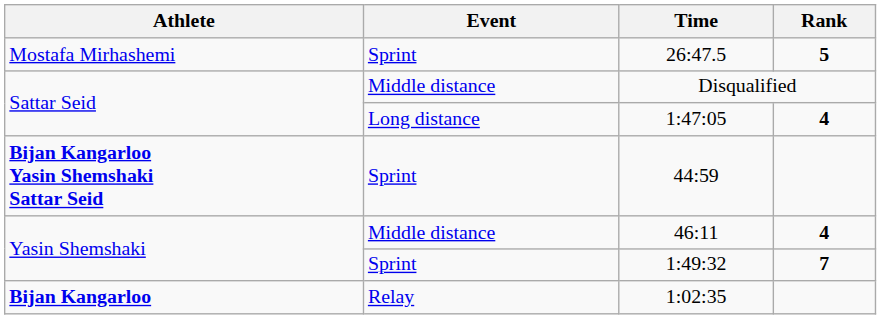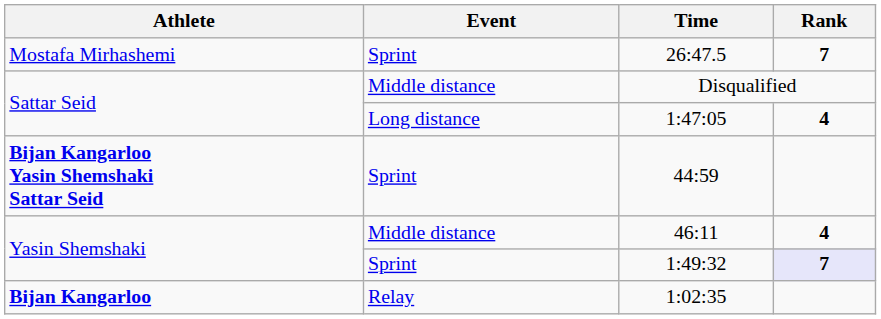(824, 54) 5 -> (824, 54) 7
(824, 264) no background -> (824, 264) lavender background
